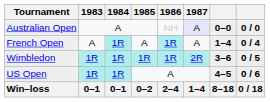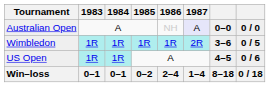- row: (35, 43)
